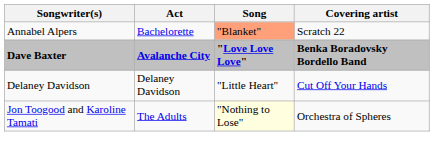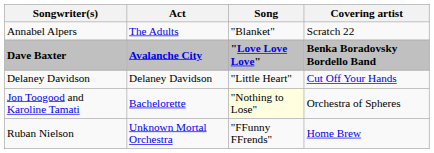(165, 31) Bachelorette -> (154, 31) The Adults
(239, 31) lightsalmon background -> (253, 31) no background
(162, 115) The Adults -> (157, 103) Bachelorette
+ row: (40, 133)
